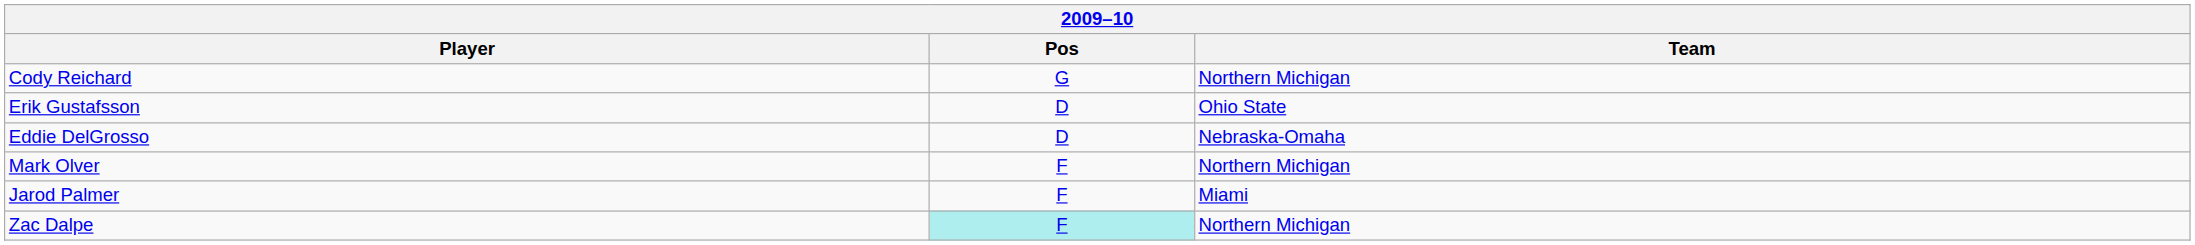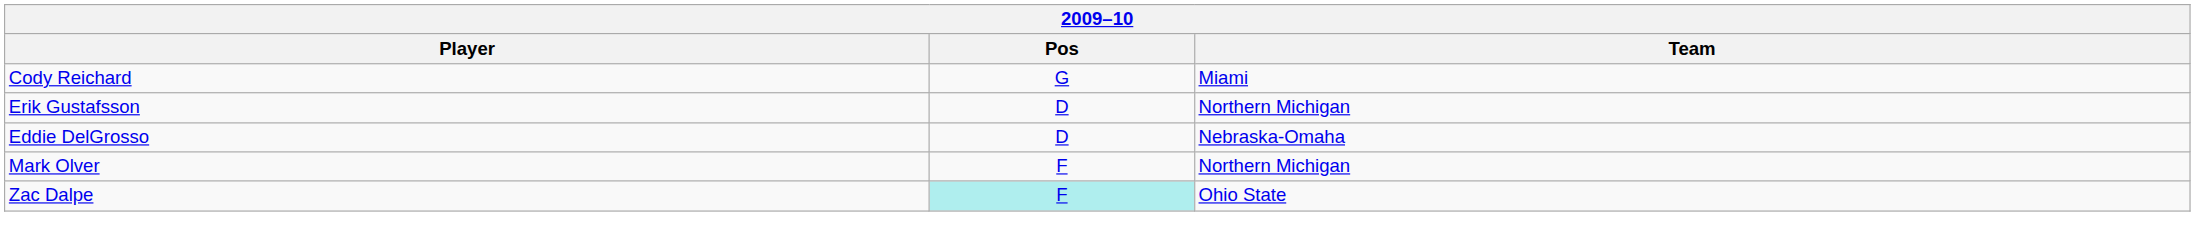(1274, 78) Northern Michigan -> (1223, 78) Miami
(1242, 107) Ohio State -> (1274, 107) Northern Michigan
- row: (64, 195)
(1274, 225) Northern Michigan -> (1242, 195) Ohio State
